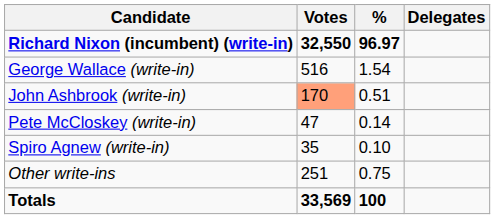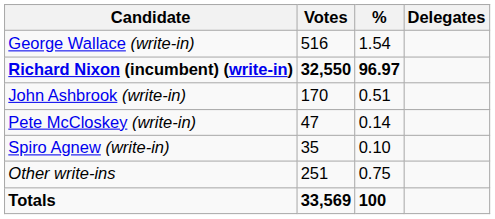rows swapped: (151, 43) <-> (101, 69)
(314, 95) lightsalmon background -> (314, 95) no background
